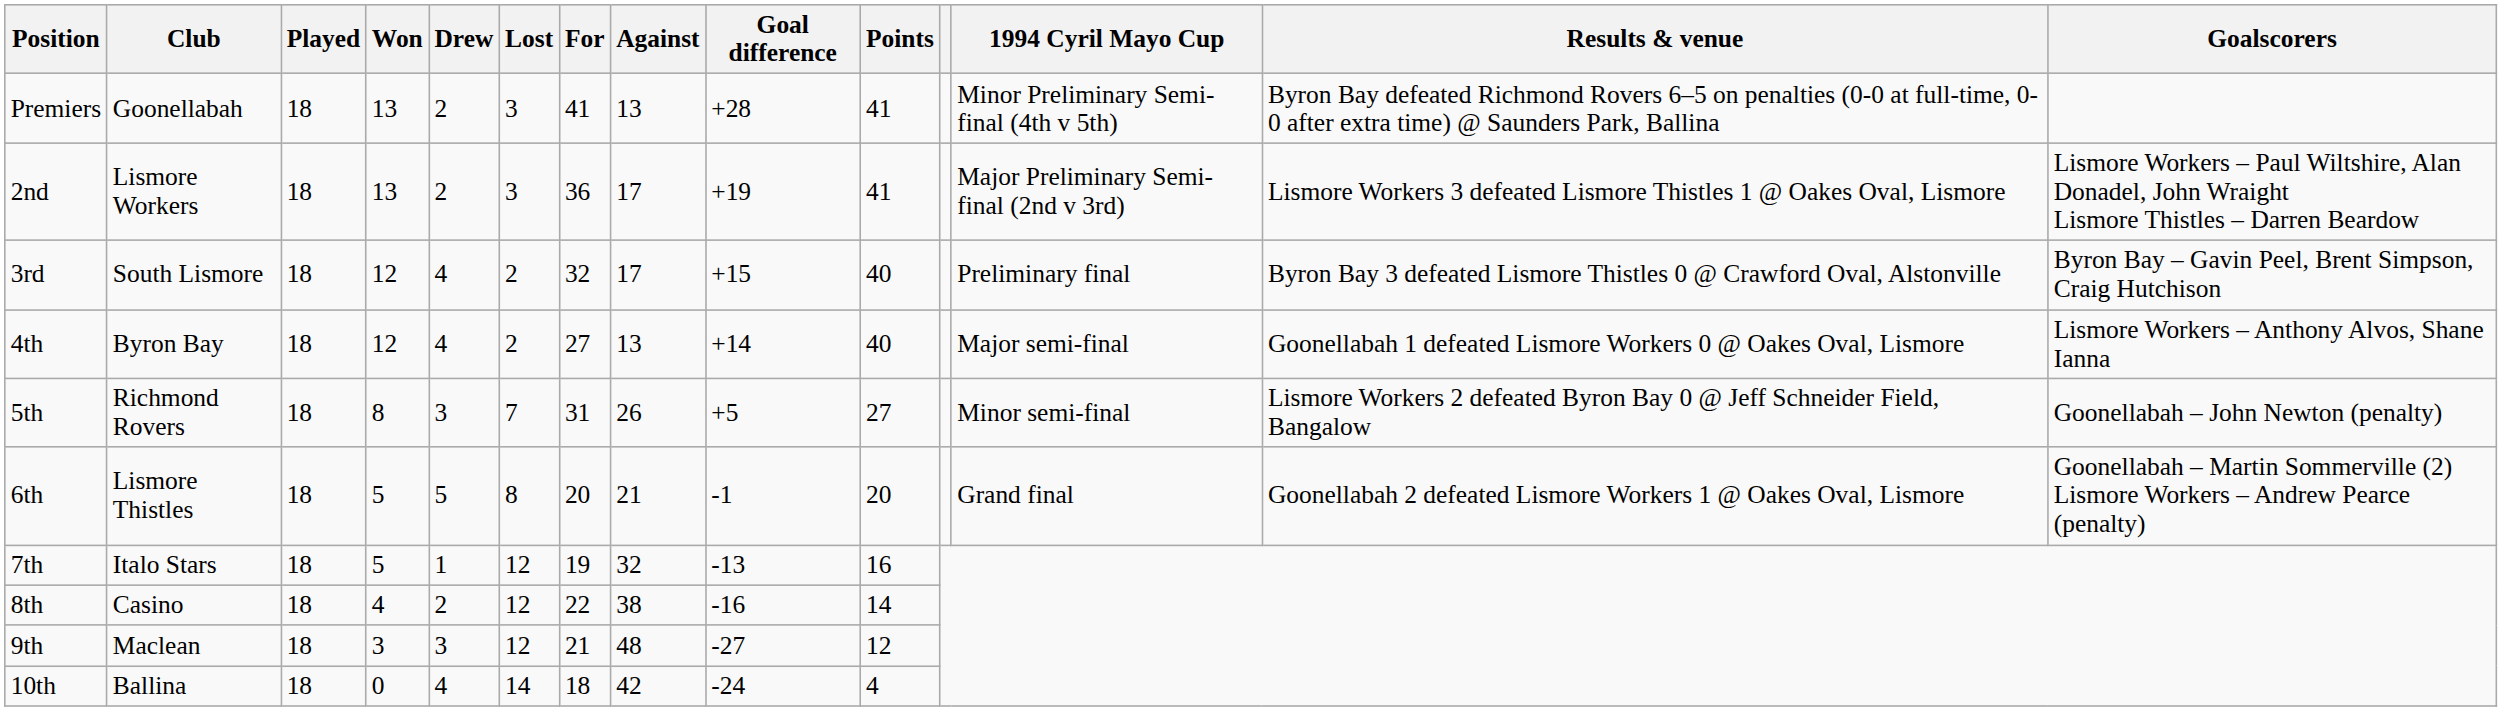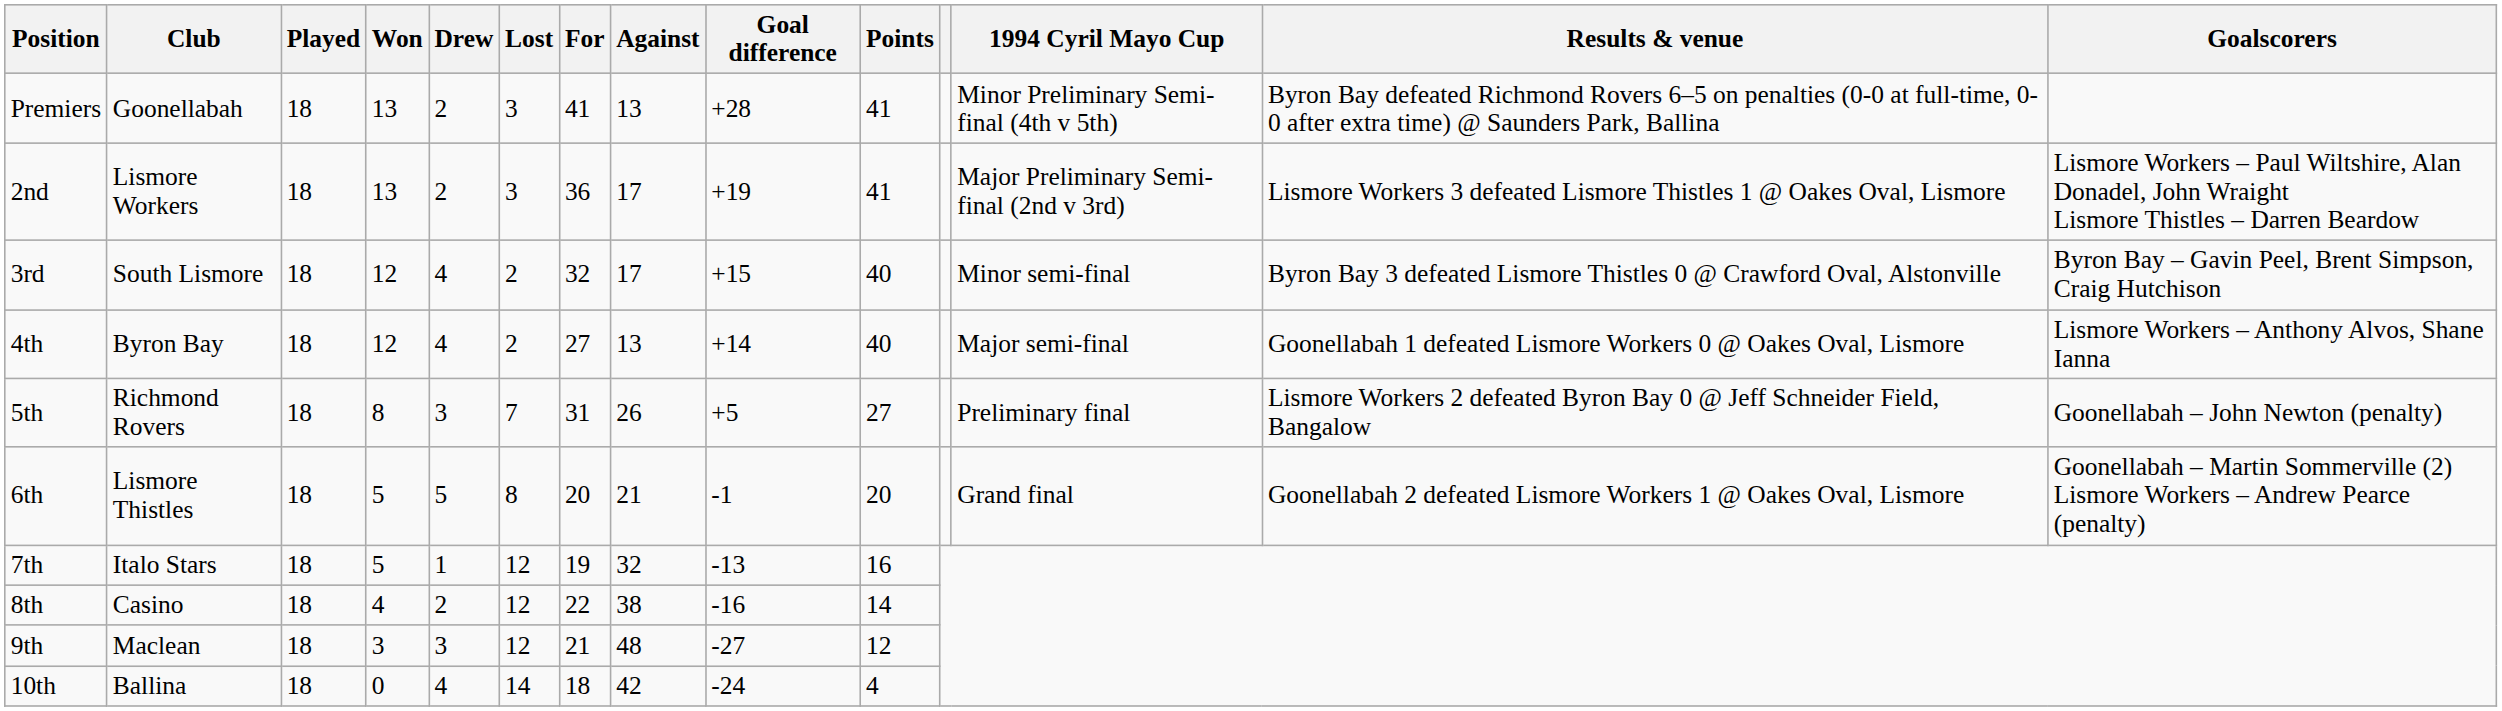(1044, 274) Preliminary final -> (1044, 274) Minor semi-final
(1044, 412) Minor semi-final -> (1044, 412) Preliminary final
